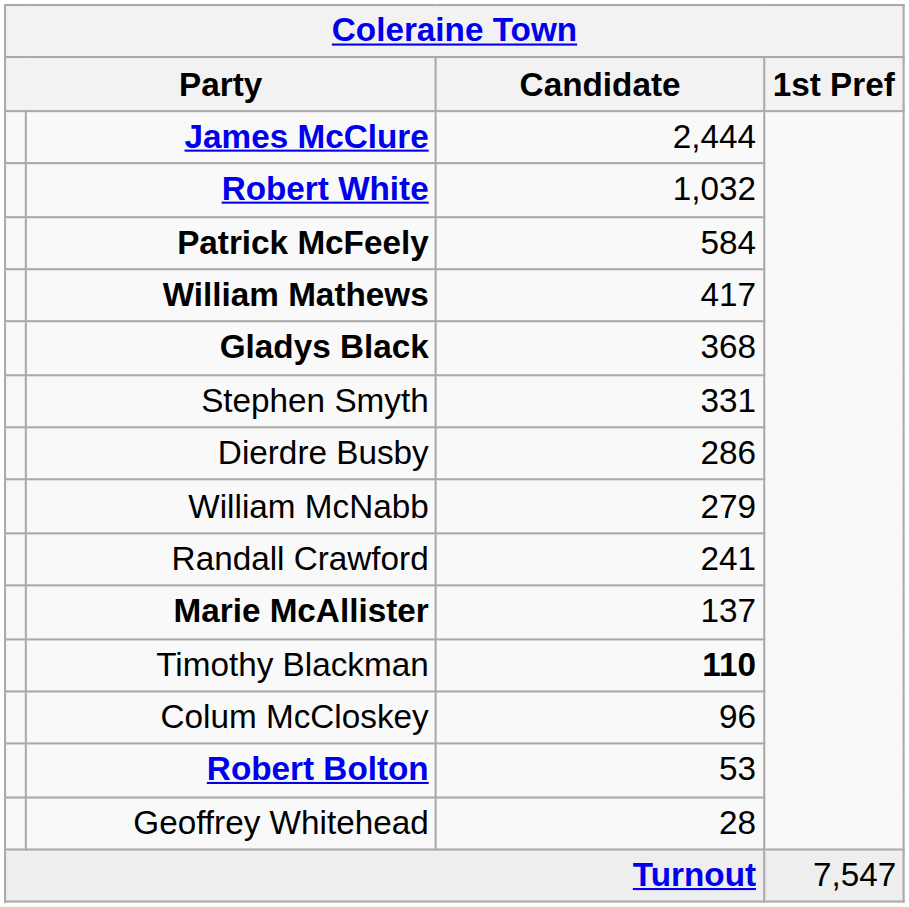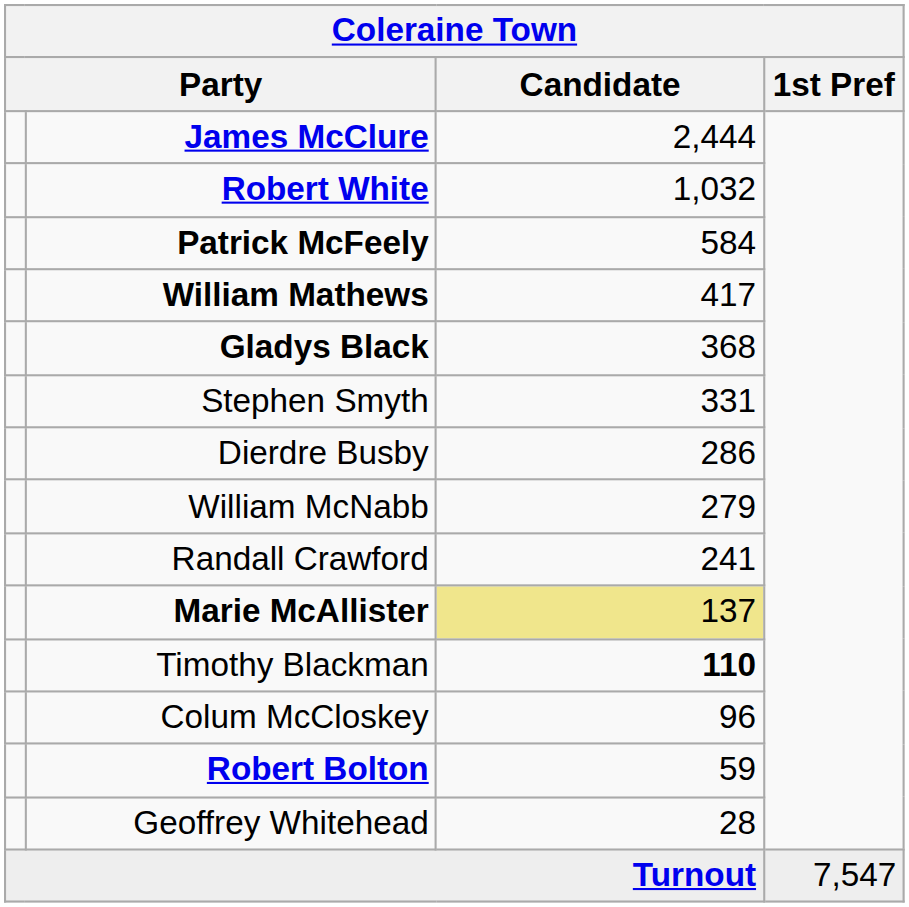(728, 611) no background -> (728, 611) khaki background
(738, 769) 53 -> (738, 769) 59
